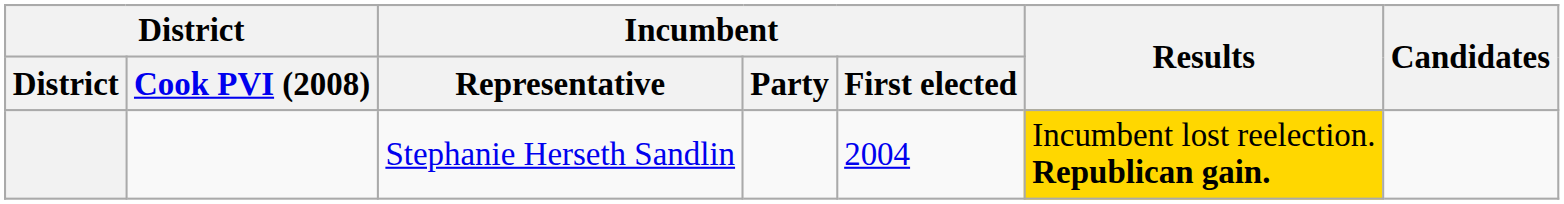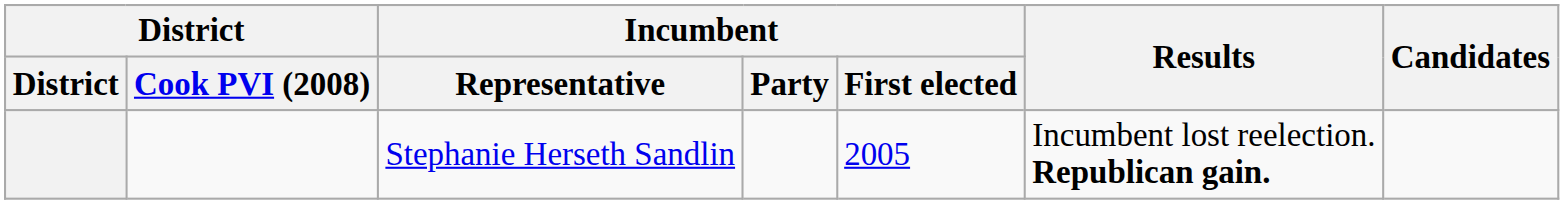(877, 153) 2004 -> (877, 153) 2005
(1204, 153) gold background -> (1204, 153) no background
